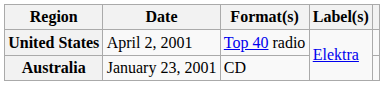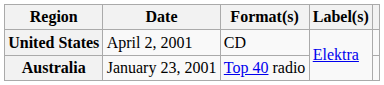(265, 42) Top 40 radio -> (235, 42) CD
(235, 67) CD -> (265, 67) Top 40 radio
